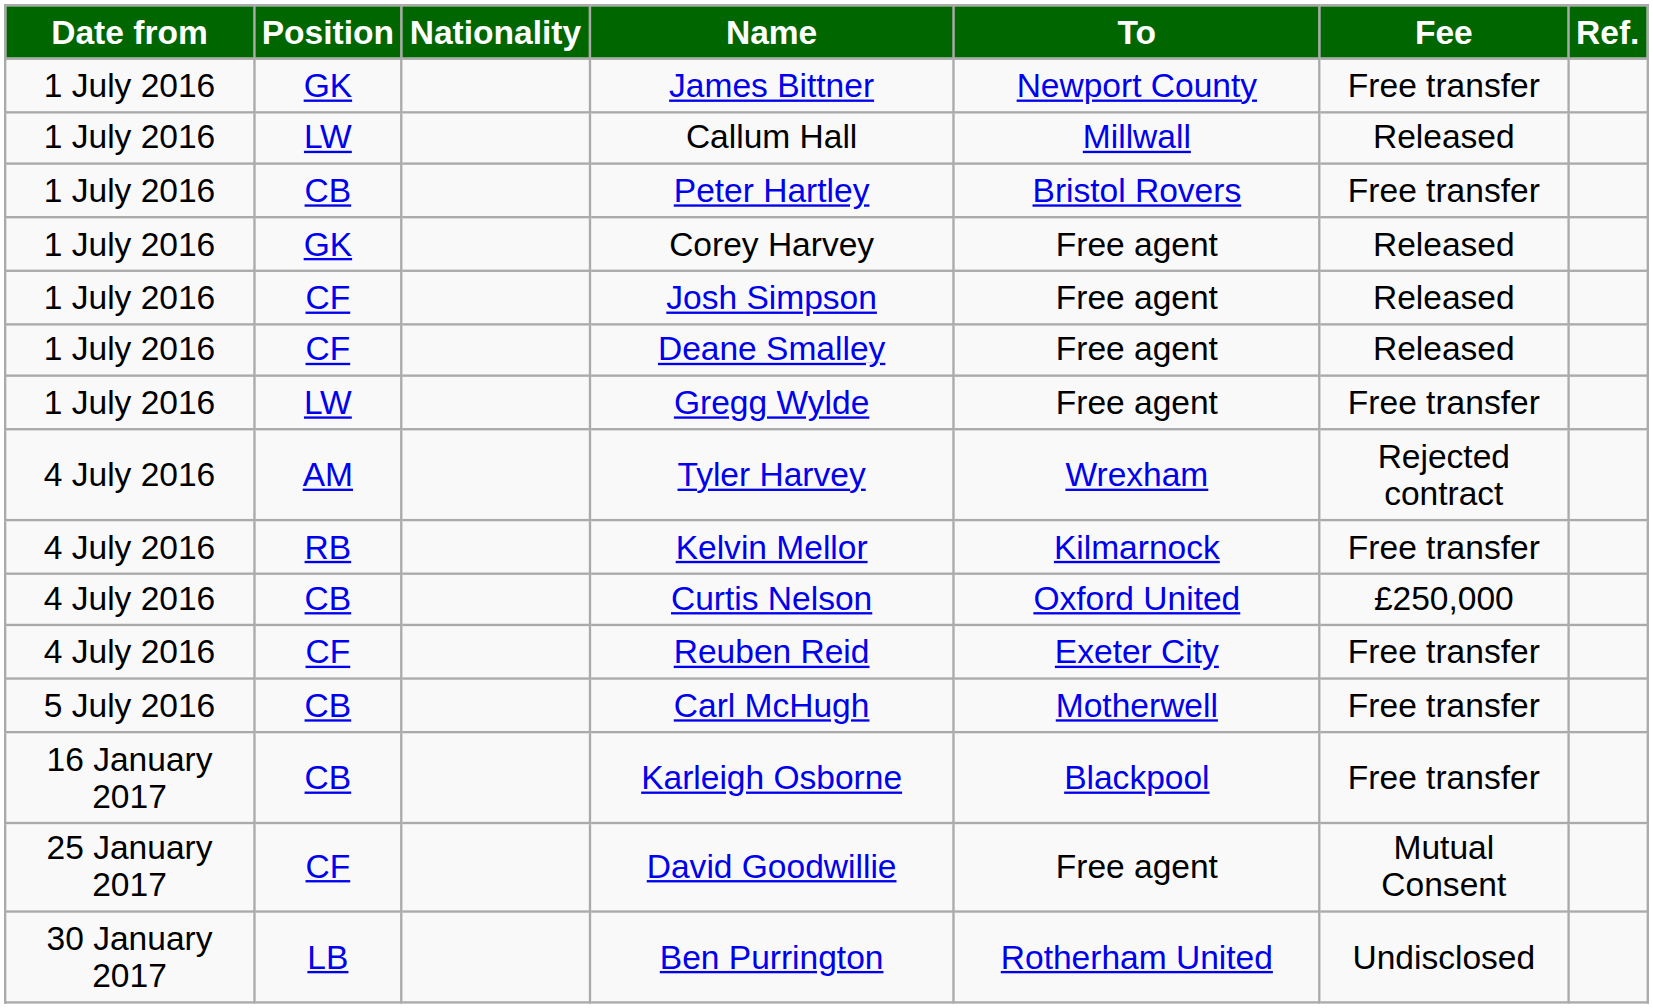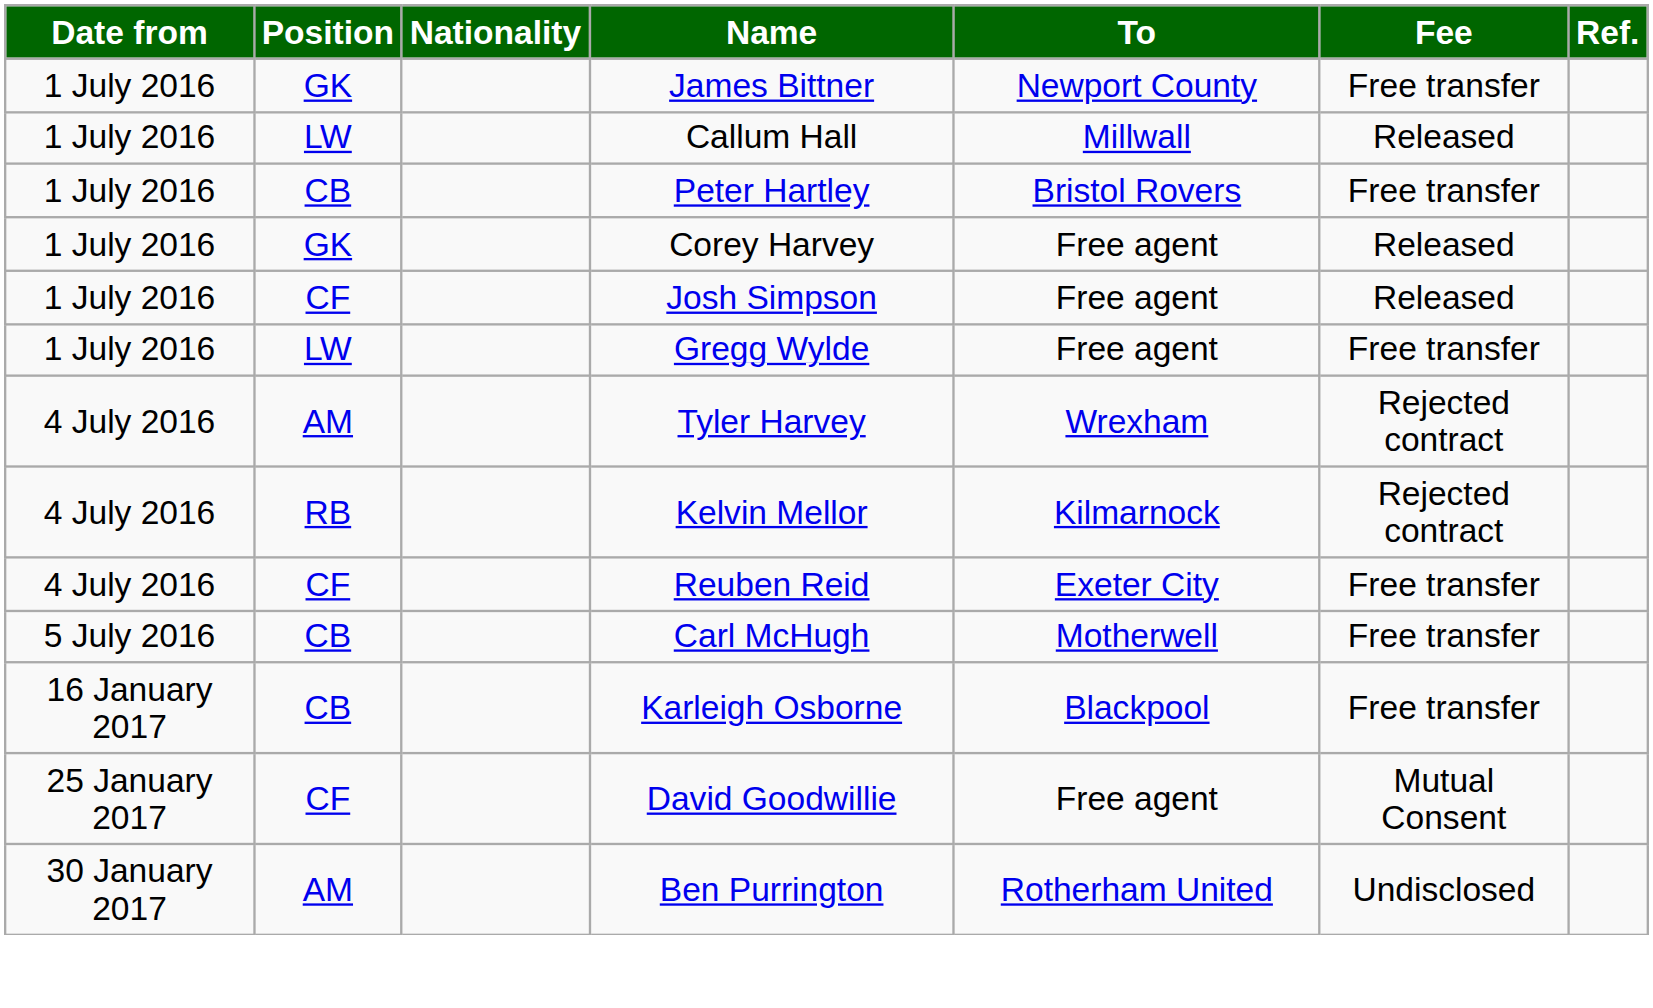- row: (772, 350)
(1444, 546) Free transfer -> (1444, 512) Rejected contract
- row: (772, 599)
(328, 958) LB -> (328, 889) AM
